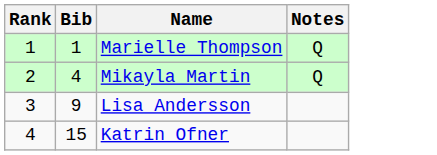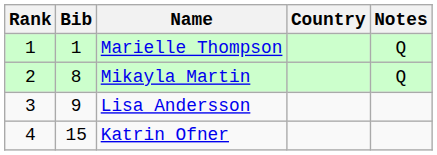+ column: (328, 19)
(76, 77) 4 -> (76, 77) 8
